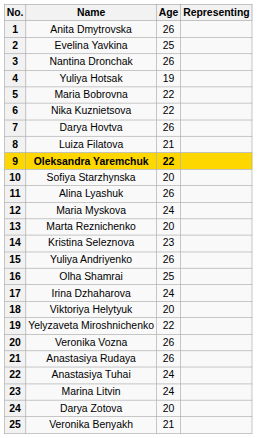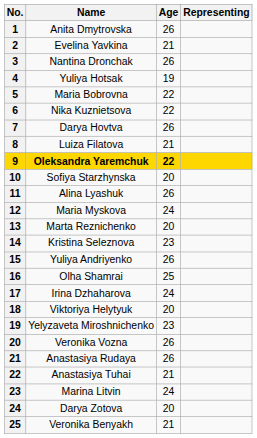(169, 45) 25 -> (169, 45) 21
(169, 326) 22 -> (169, 326) 23
(169, 375) 24 -> (169, 375) 21
